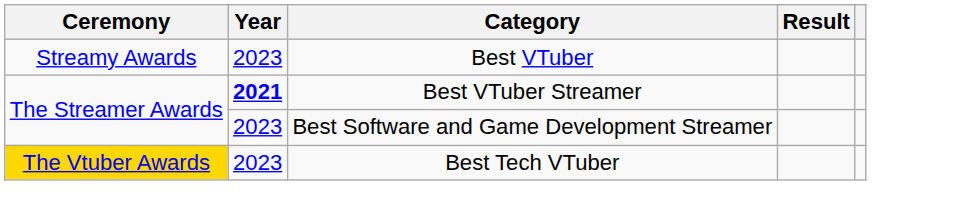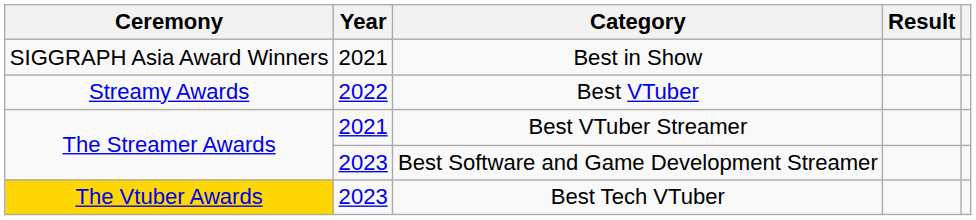+ row: (638, 57)
(258, 57) 2023 -> (363, 92) 2022
(258, 92) bold -> (363, 127) normal
